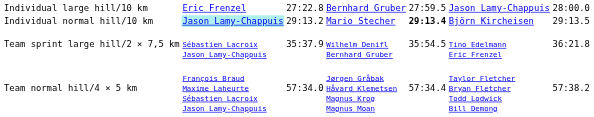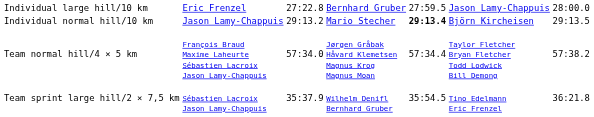(233, 21) paleturquoise background -> (233, 21) no background
rows swapped: (71, 88) <-> (92, 44)
